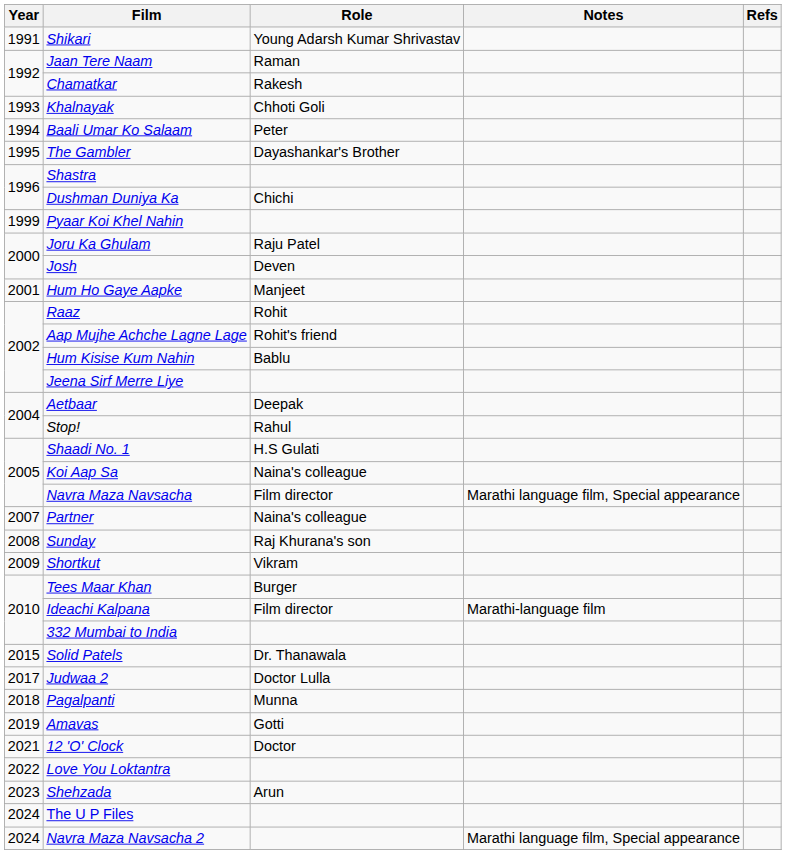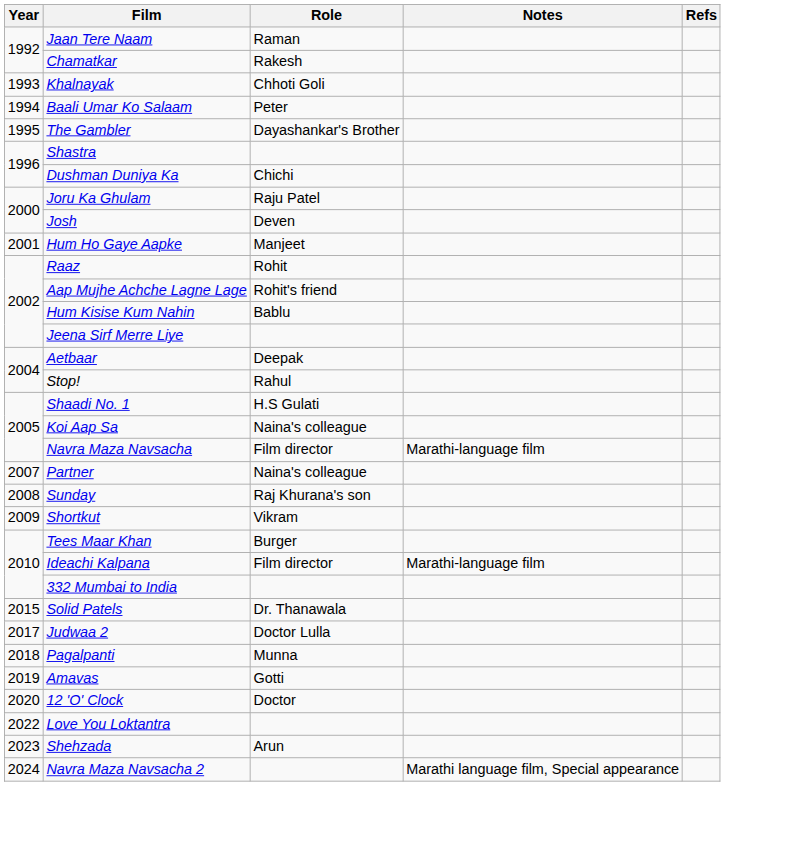- row: (68, 38)
- row: (115, 221)
(603, 495) Marathi language film, Special appearance -> (475, 449) Marathi-language film
(24, 746) 2021 -> (24, 701) 2020
- row: (90, 815)
